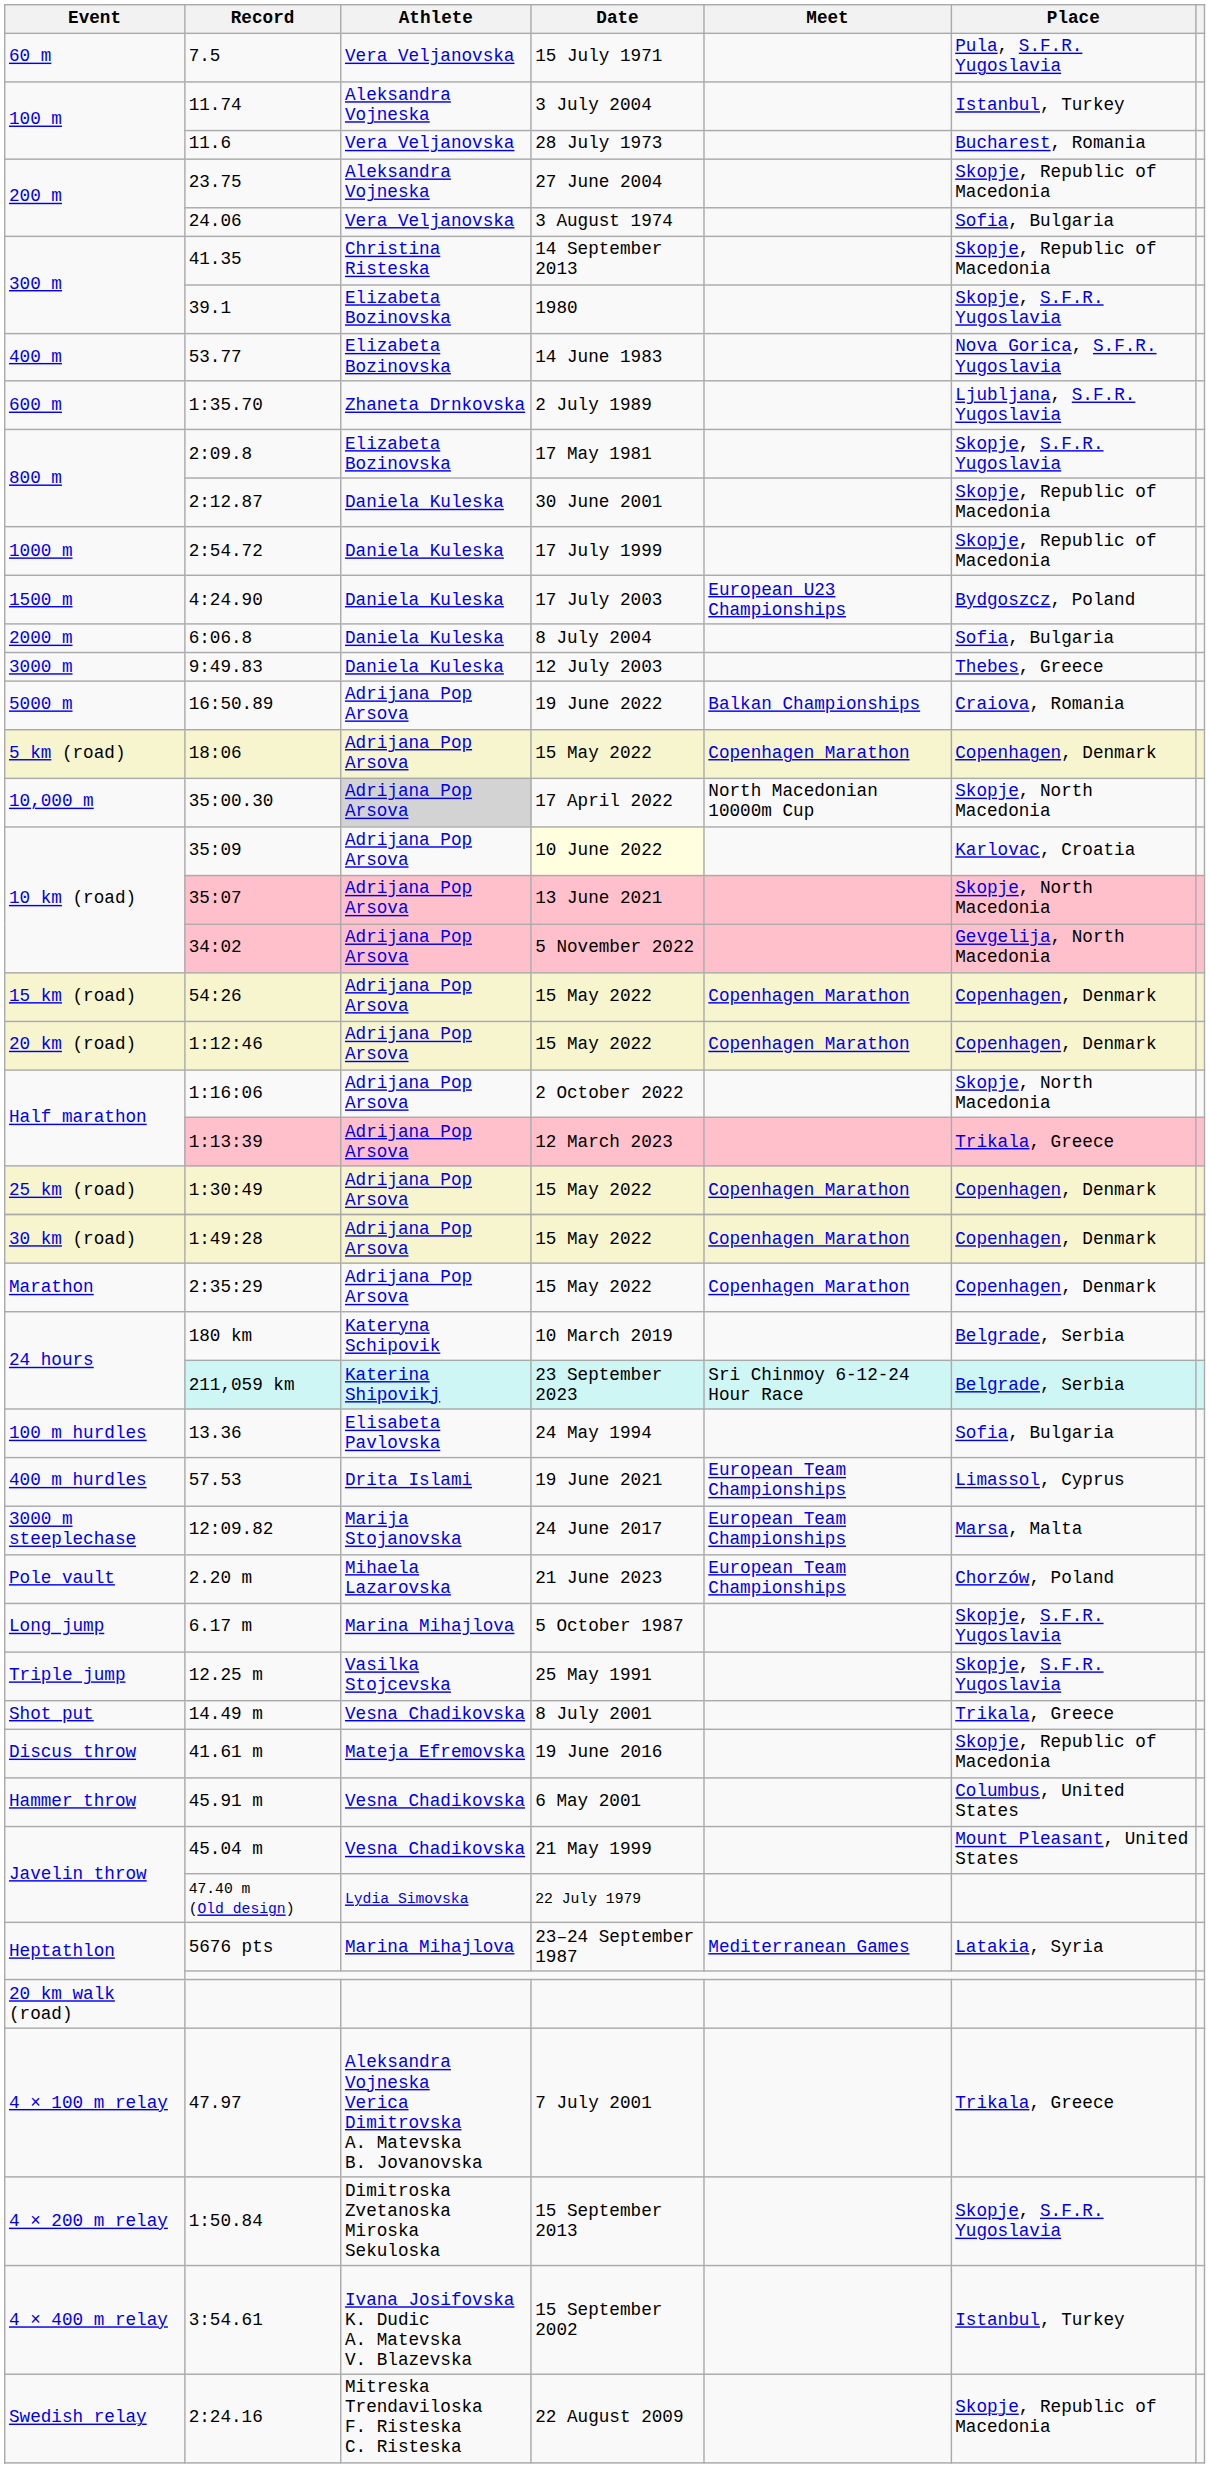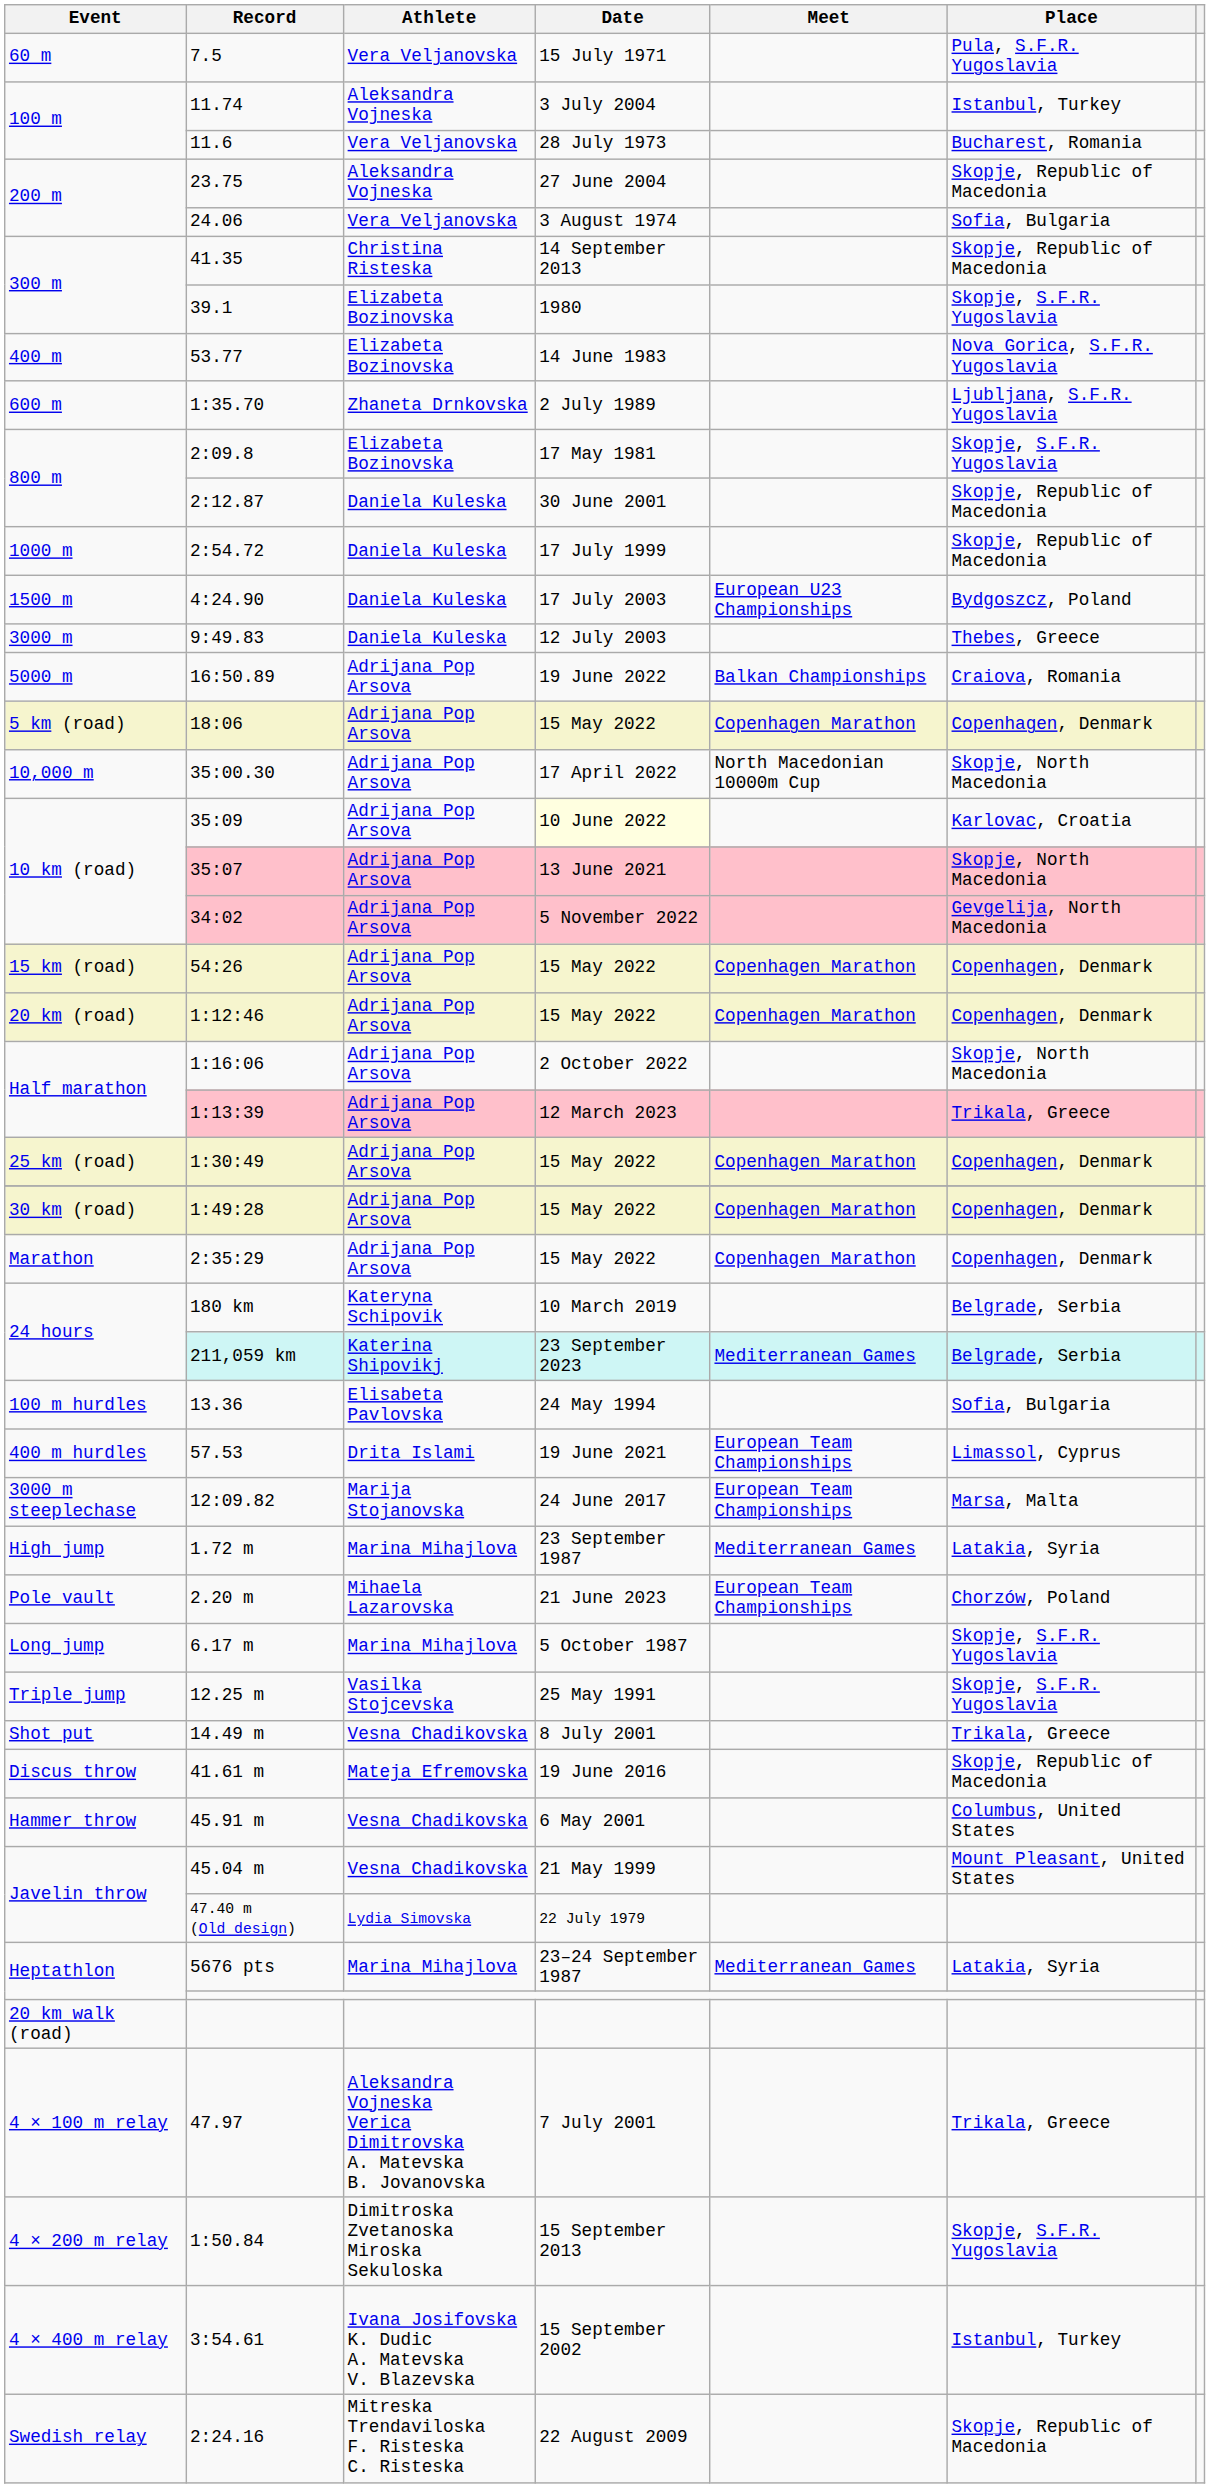- row: (41, 639)
(409, 803) lightgrey background -> (411, 774) no background
(809, 1385) Sri Chinmoy 6-12-24 Hour Race -> (815, 1357) Mediterranean Games
+ row: (57, 1551)
